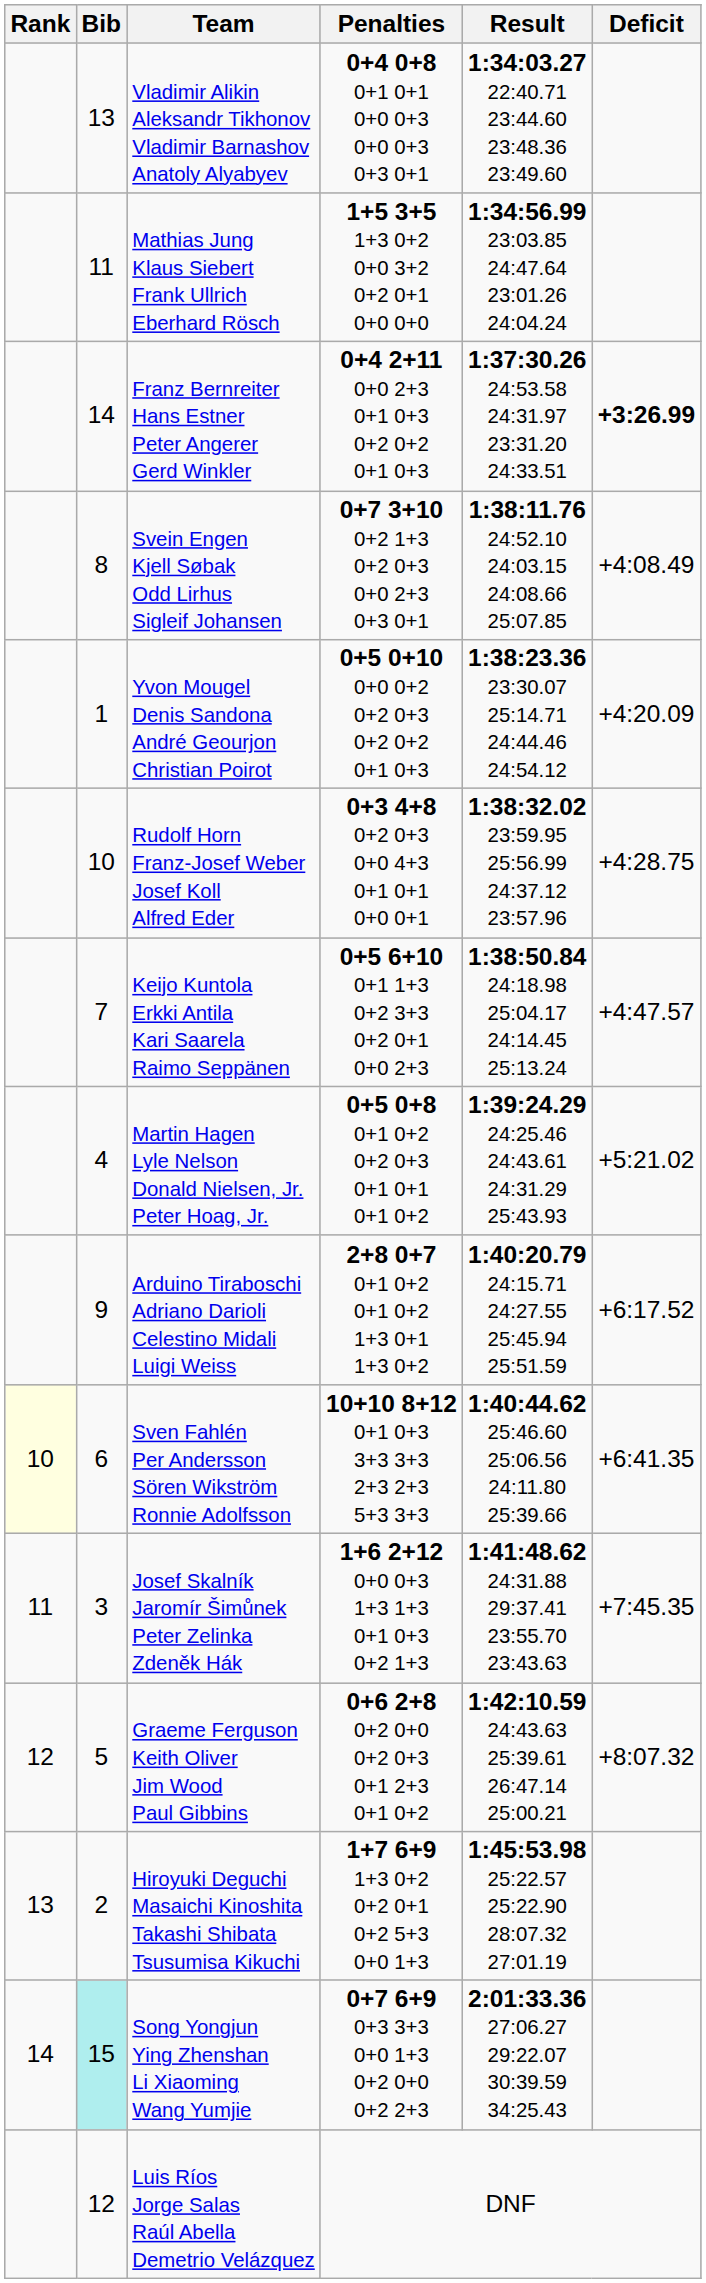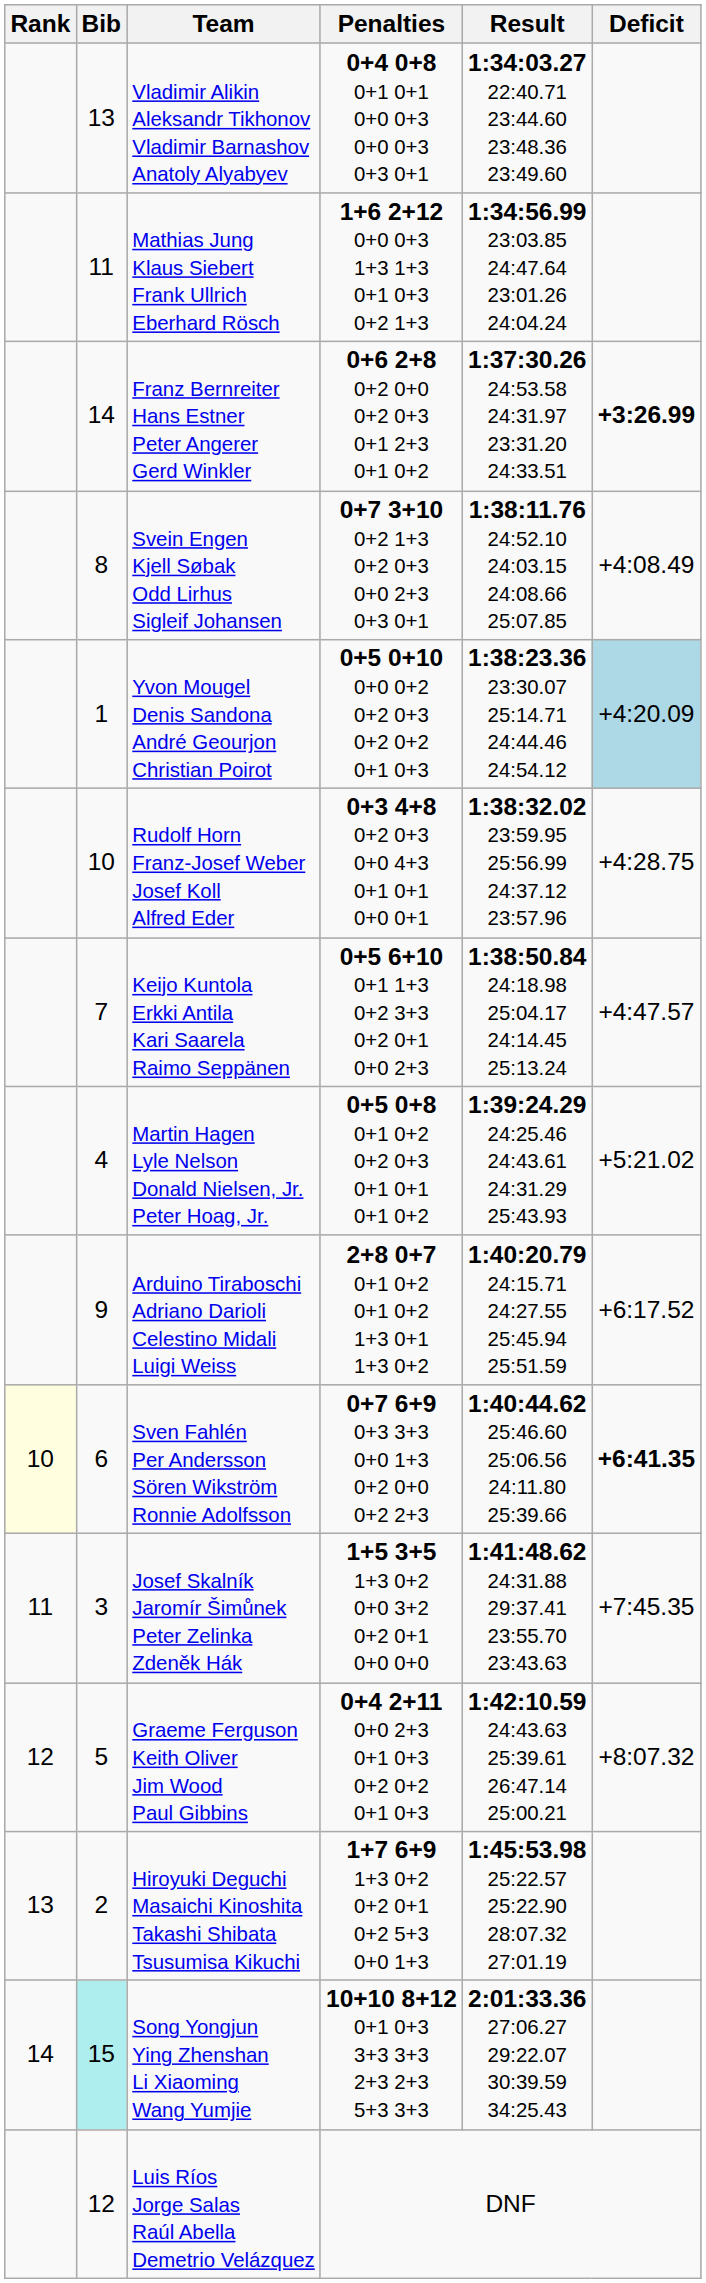(391, 266) 1+5 3+5 1+3 0+2 0+0 3+2 0+2 0+1 0+0 0+0 -> (391, 266) 1+6 2+12 0+0 0+3 1+3 1+3 0+1 0+3 0+2 1+3
(391, 415) 0+4 2+11 0+0 2+3 0+1 0+3 0+2 0+2 0+1 0+3 -> (391, 415) 0+6 2+8 0+2 0+0 0+2 0+3 0+1 2+3 0+1 0+2
(646, 713) no background -> (646, 713) lightblue background
(391, 1458) 10+10 8+12 0+1 0+3 3+3 3+3 2+3 2+3 5+3 3+3 -> (391, 1458) 0+7 6+9 0+3 3+3 0+0 1+3 0+2 0+0 0+2 2+3
(646, 1458) normal -> (646, 1458) bold
(391, 1607) 1+6 2+12 0+0 0+3 1+3 1+3 0+1 0+3 0+2 1+3 -> (391, 1607) 1+5 3+5 1+3 0+2 0+0 3+2 0+2 0+1 0+0 0+0
(391, 1756) 0+6 2+8 0+2 0+0 0+2 0+3 0+1 2+3 0+1 0+2 -> (391, 1756) 0+4 2+11 0+0 2+3 0+1 0+3 0+2 0+2 0+1 0+3
(391, 2054) 0+7 6+9 0+3 3+3 0+0 1+3 0+2 0+0 0+2 2+3 -> (391, 2054) 10+10 8+12 0+1 0+3 3+3 3+3 2+3 2+3 5+3 3+3
